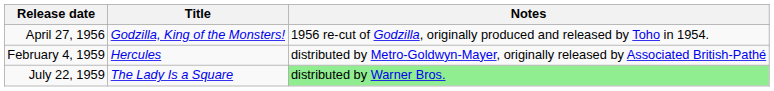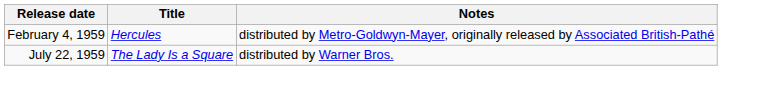- row: (65, 34)
(368, 75) lightgreen background -> (316, 55) no background
